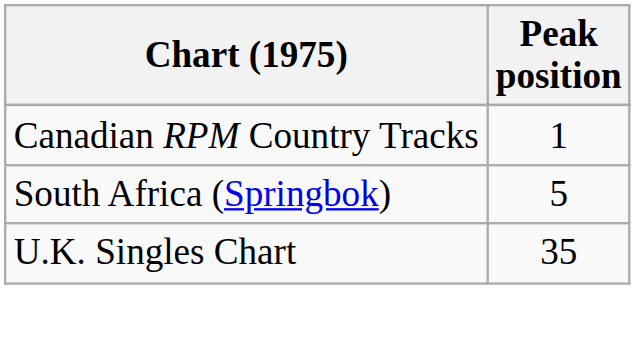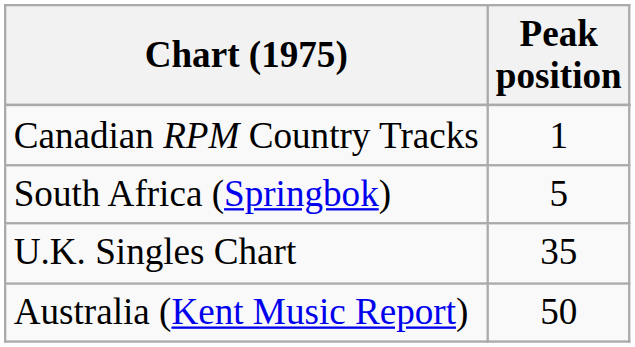+ row: (241, 311)
